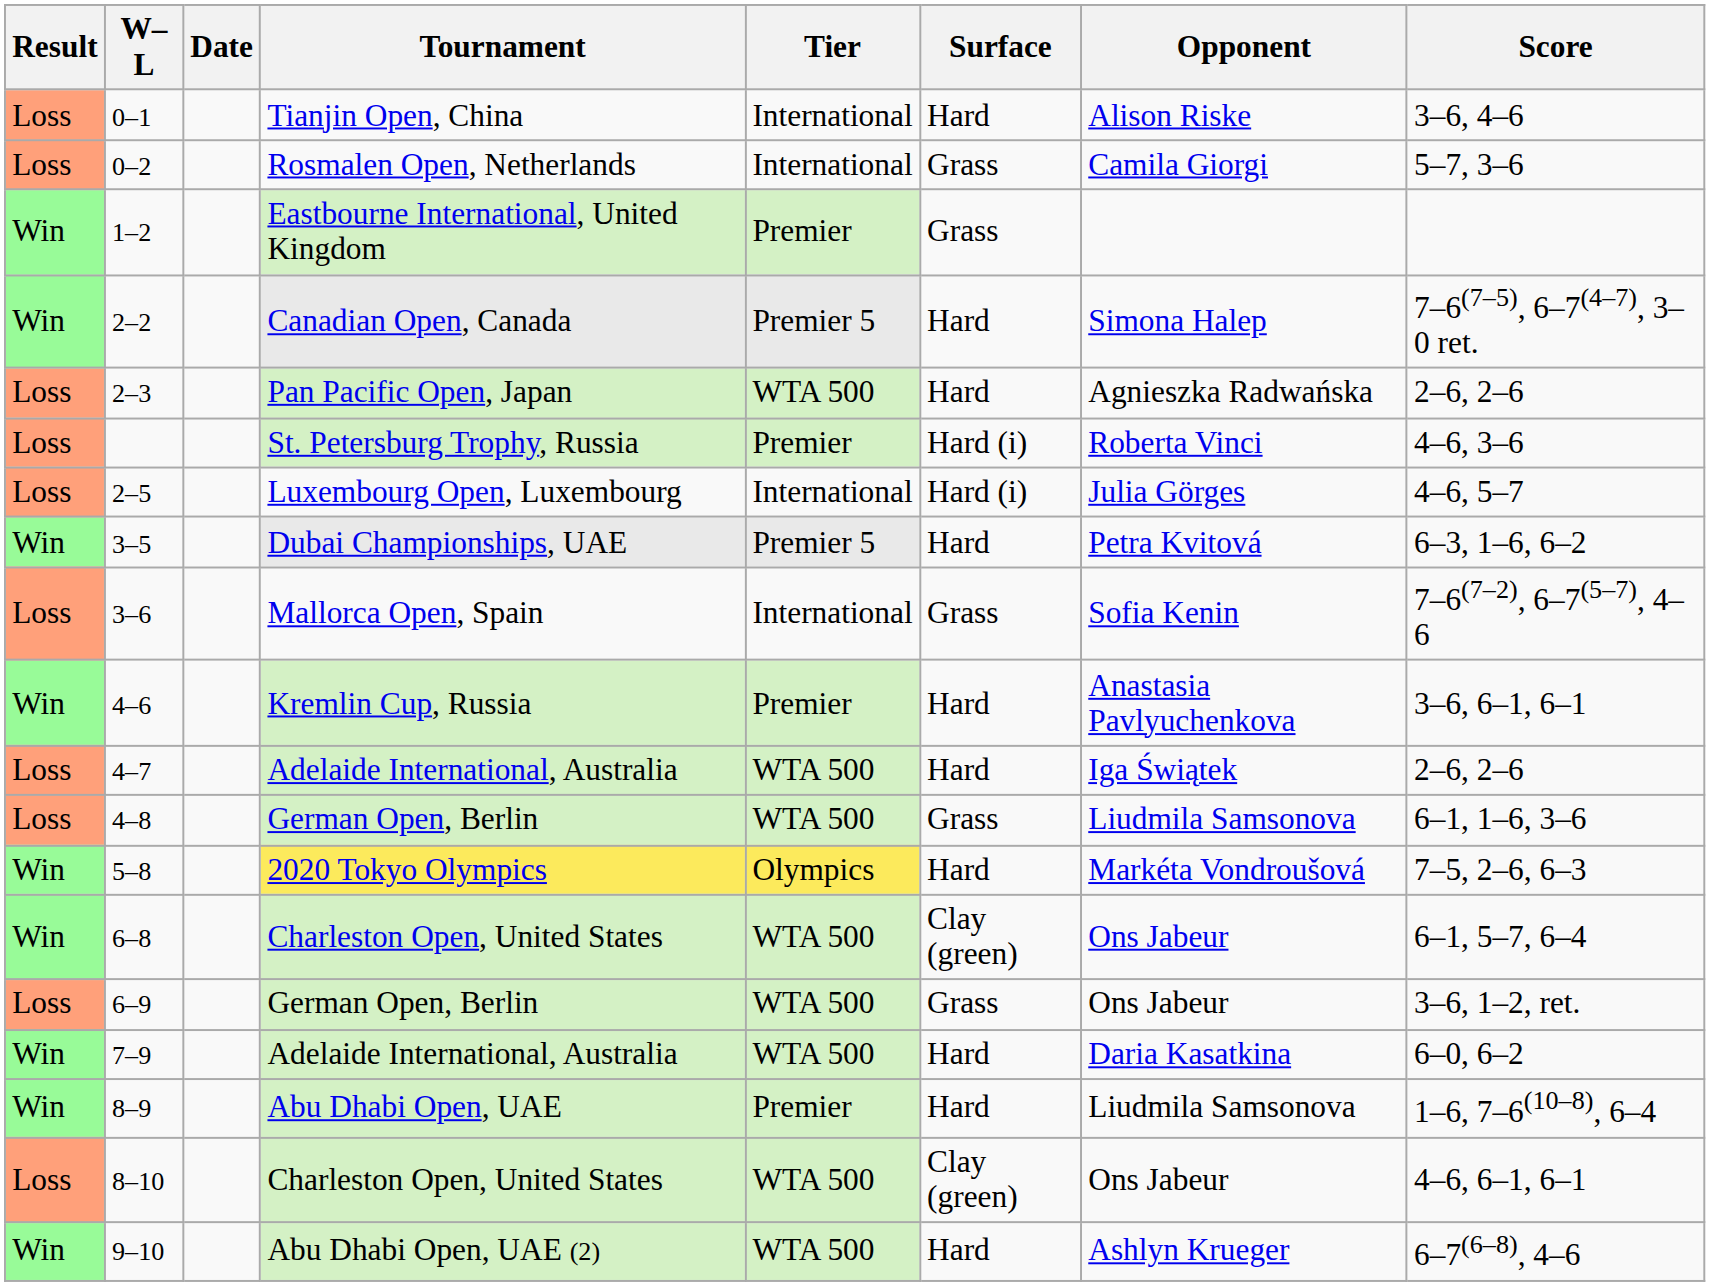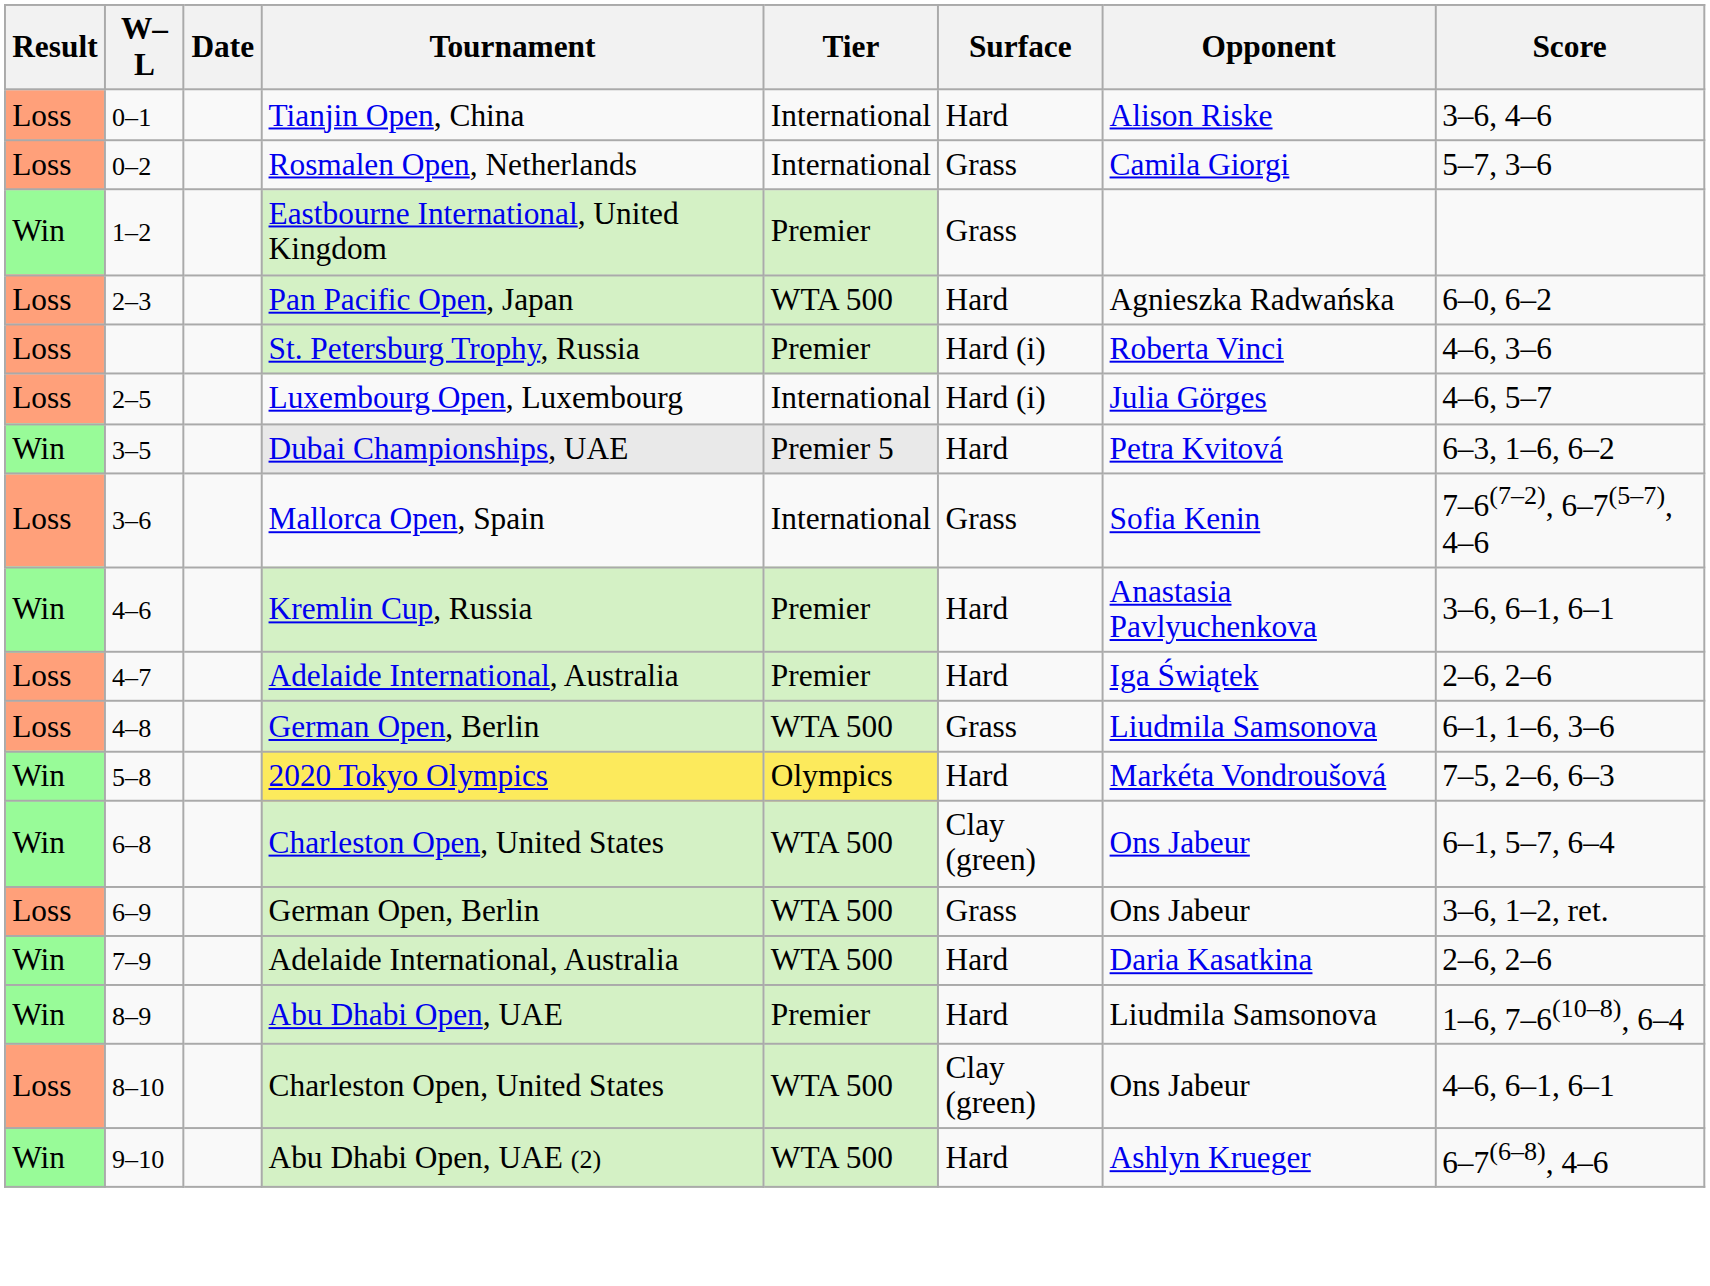- row: (132, 322)
(1469, 392) 2–6, 2–6 -> (1497, 298) 6–0, 6–2
(813, 769) WTA 500 -> (820, 676) Premier
(1469, 1053) 6–0, 6–2 -> (1497, 960) 2–6, 2–6
